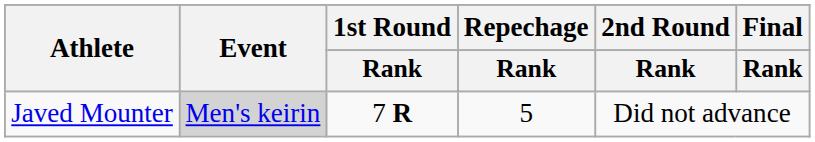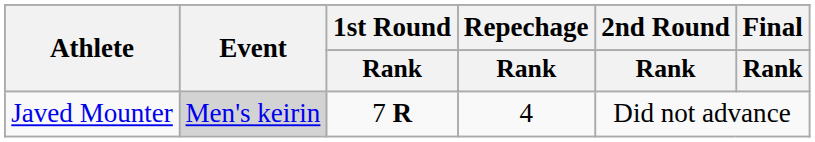(526, 114) 5 -> (526, 114) 4
